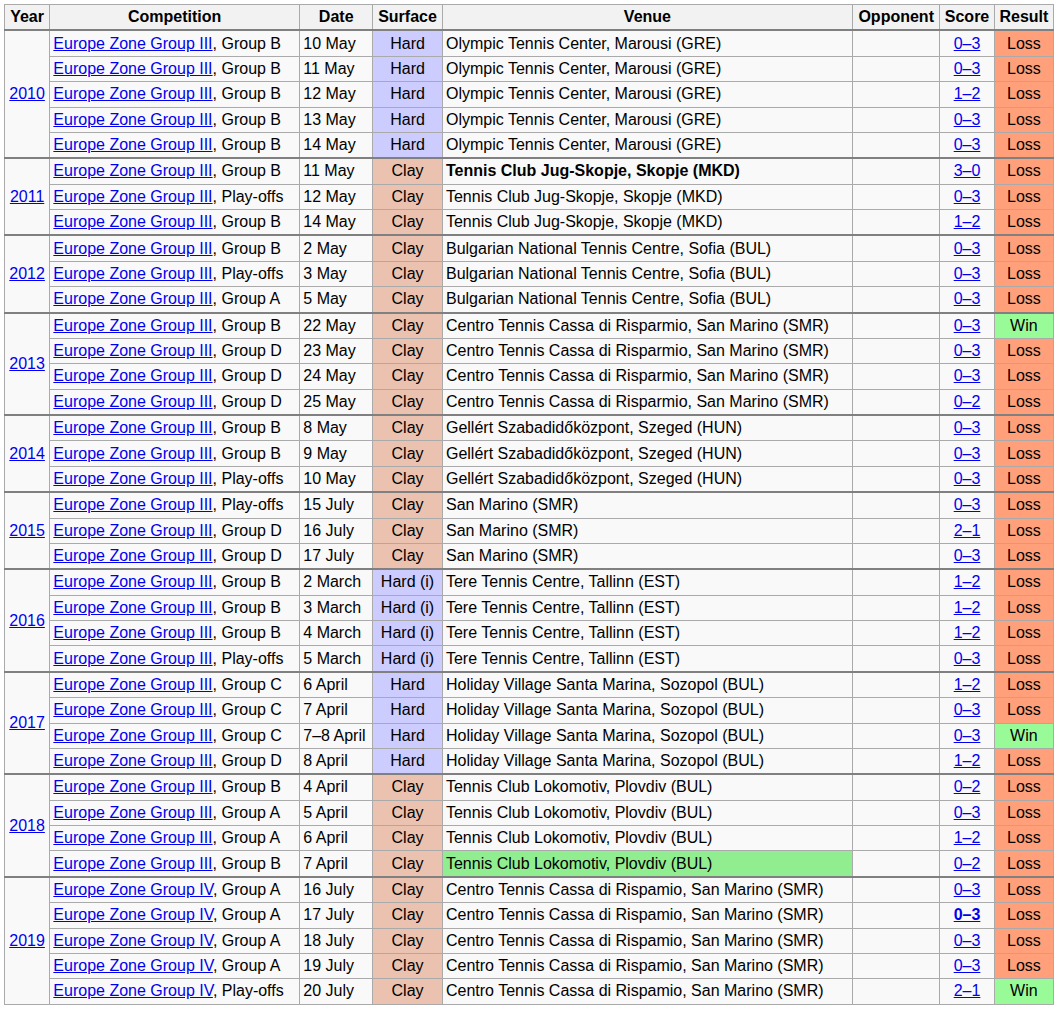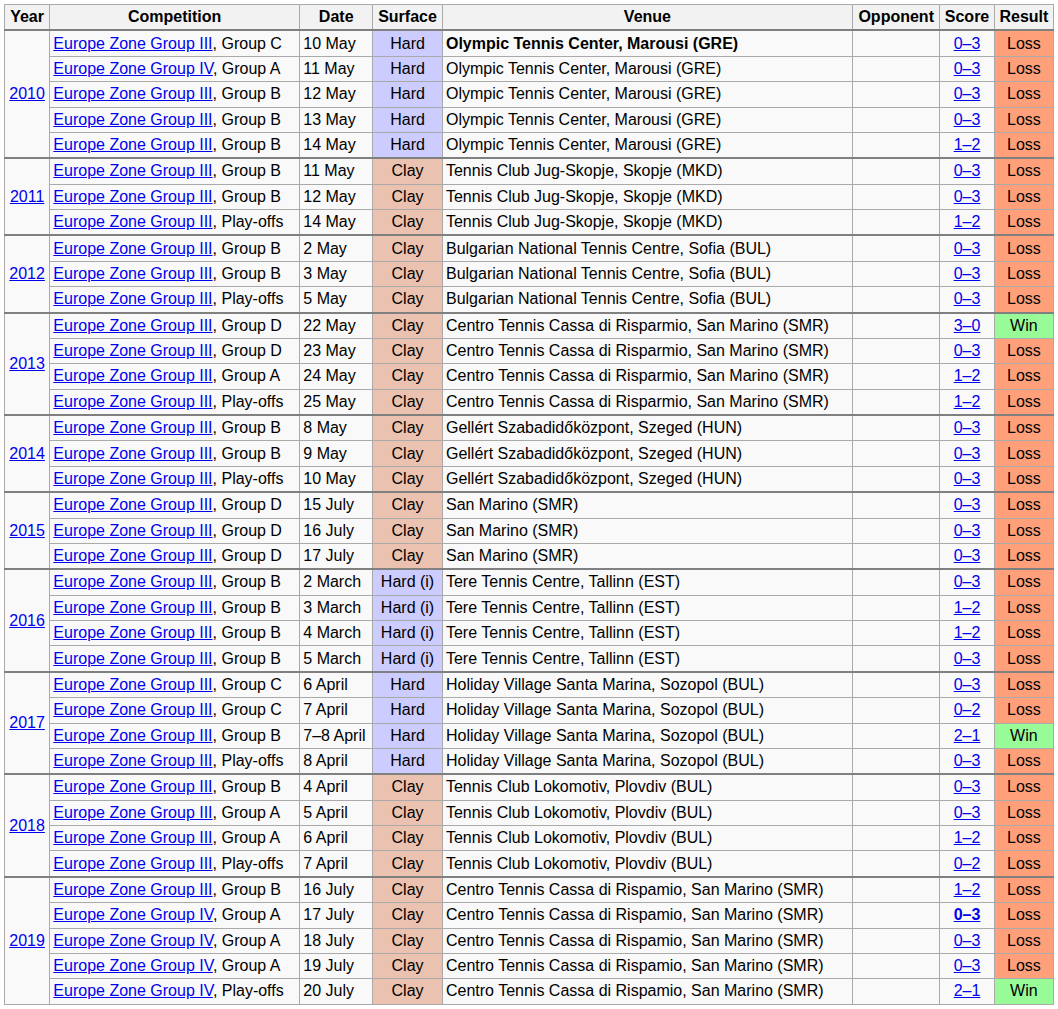(167, 43) Europe Zone Group III, Group B -> (168, 43) Europe Zone Group III, Group C
(584, 43) normal -> (592, 43) bold
(167, 68) Europe Zone Group III, Group B -> (167, 68) Europe Zone Group IV, Group A
(967, 94) 1–2 -> (967, 94) 0–3
(967, 145) 0–3 -> (967, 145) 1–2
(593, 171) bold -> (584, 171) normal
(967, 171) 3–0 -> (967, 171) 0–3
(168, 196) Europe Zone Group III, Play-offs -> (167, 196) Europe Zone Group III, Group B
(167, 222) Europe Zone Group III, Group B -> (168, 222) Europe Zone Group III, Play-offs
(168, 273) Europe Zone Group III, Play-offs -> (167, 273) Europe Zone Group III, Group B
(167, 299) Europe Zone Group III, Group A -> (168, 299) Europe Zone Group III, Play-offs
(167, 325) Europe Zone Group III, Group B -> (168, 325) Europe Zone Group III, Group D
(967, 325) 0–3 -> (967, 325) 3–0
(168, 376) Europe Zone Group III, Group D -> (167, 376) Europe Zone Group III, Group A
(967, 376) 0–3 -> (967, 376) 1–2
(168, 401) Europe Zone Group III, Group D -> (168, 401) Europe Zone Group III, Play-offs
(967, 401) 0–2 -> (967, 401) 1–2
(168, 505) Europe Zone Group III, Play-offs -> (168, 505) Europe Zone Group III, Group D
(967, 530) 2–1 -> (967, 530) 0–3
(967, 582) 1–2 -> (967, 582) 0–3
(168, 658) Europe Zone Group III, Play-offs -> (167, 658) Europe Zone Group III, Group B
(967, 684) 1–2 -> (967, 684) 0–3
(967, 710) 0–3 -> (967, 710) 0–2
(168, 735) Europe Zone Group III, Group C -> (167, 735) Europe Zone Group III, Group B
(967, 735) 0–3 -> (967, 735) 2–1
(168, 761) Europe Zone Group III, Group D -> (168, 761) Europe Zone Group III, Play-offs
(967, 761) 1–2 -> (967, 761) 0–3
(967, 787) 0–2 -> (967, 787) 0–3
(167, 863) Europe Zone Group III, Group B -> (168, 863) Europe Zone Group III, Play-offs
(579, 863) lightgreen background -> (579, 863) no background
(167, 889) Europe Zone Group IV, Group A -> (167, 889) Europe Zone Group III, Group B
(967, 889) 0–3 -> (967, 889) 1–2
